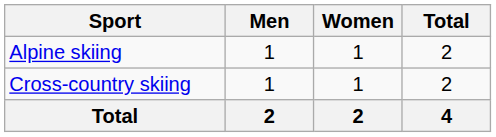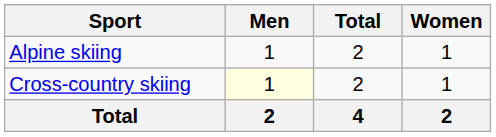columns swapped: (358, 21) <-> (446, 21)
(269, 84) no background -> (269, 84) lightyellow background
